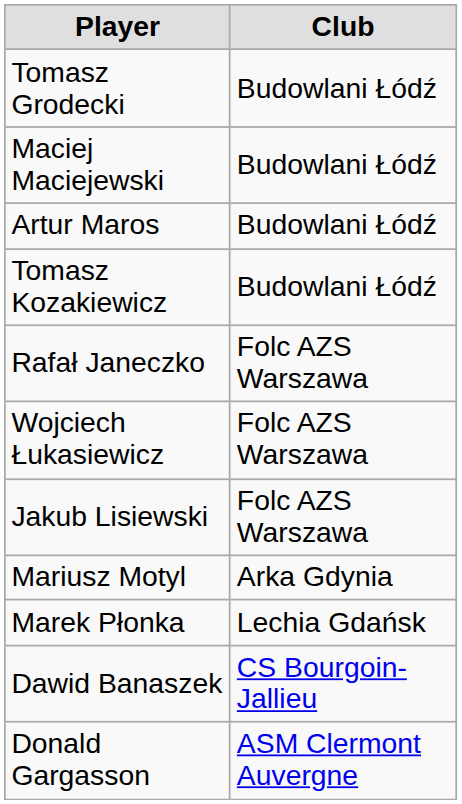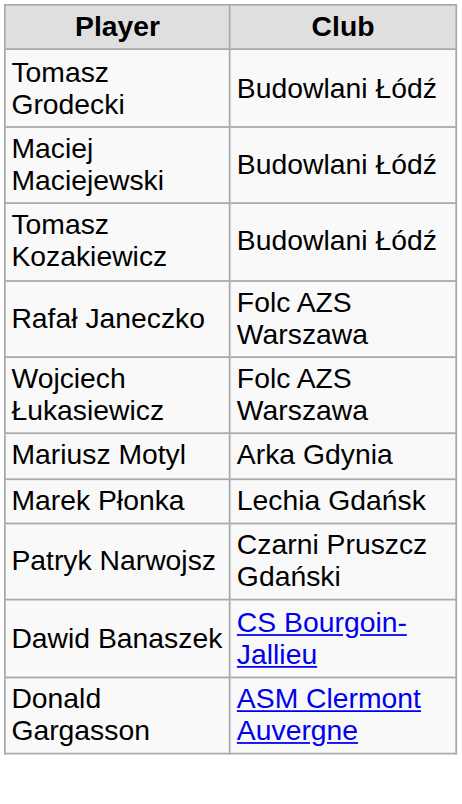- row: (85, 225)
- row: (110, 516)
+ row: (114, 561)
